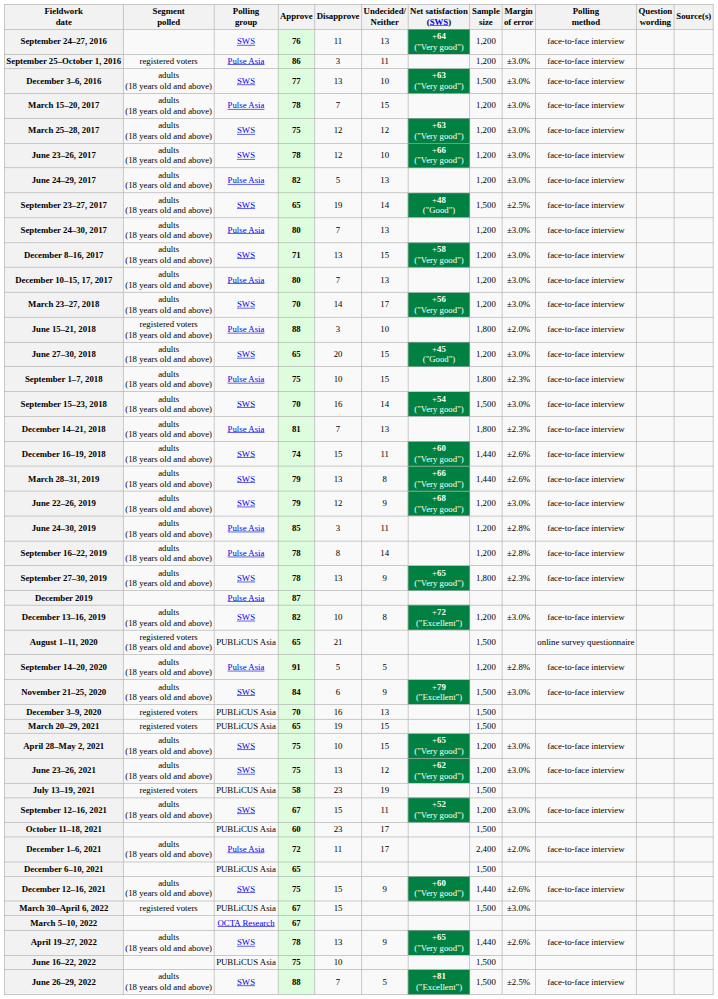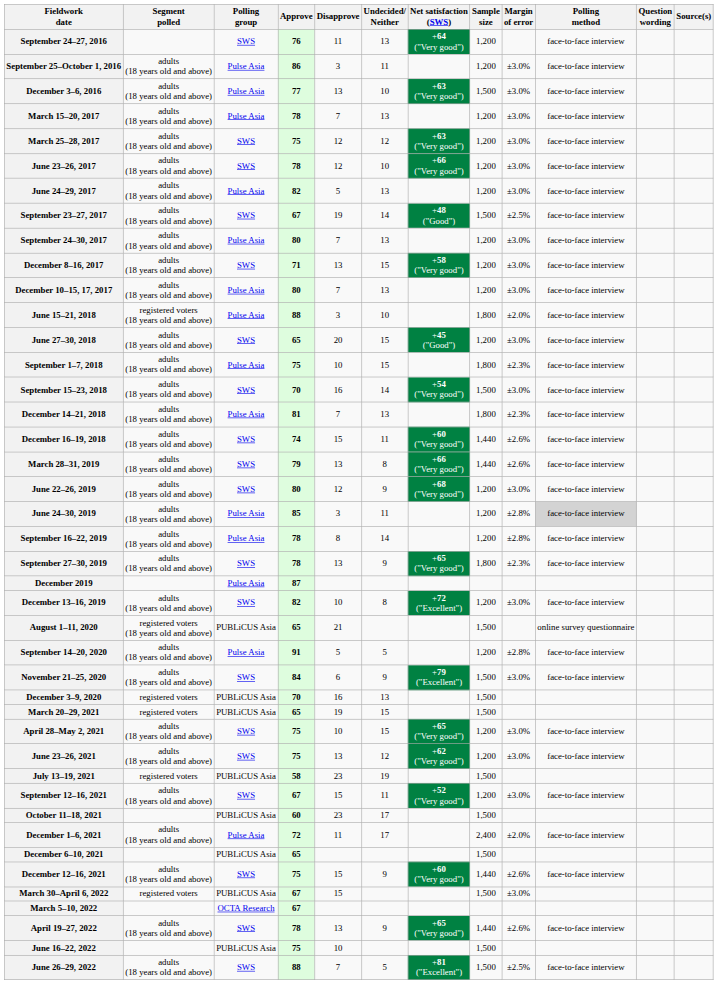(169, 61) registered voters -> (169, 67) adults (18 years old and above)
(246, 81) SWS -> (246, 91) Pulse Asia
(385, 106) 15 -> (385, 116) 13
(296, 205) 65 -> (296, 216) 67
- row: (64, 305)
(296, 504) 79 -> (296, 489) 80
(586, 528) no background -> (586, 514) lightgrey background
